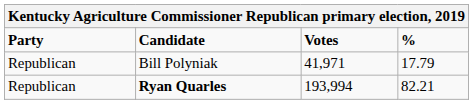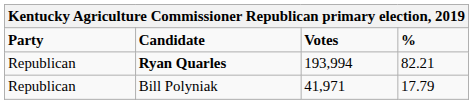rows swapped: (182, 87) <-> (178, 63)
